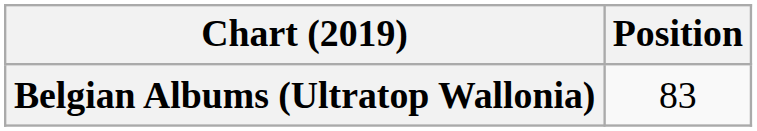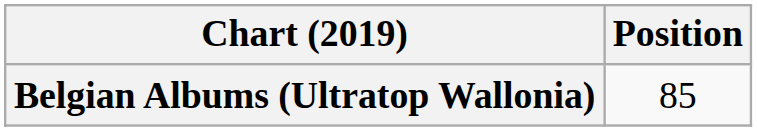(678, 94) 83 -> (678, 94) 85
